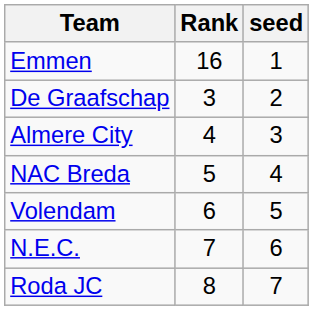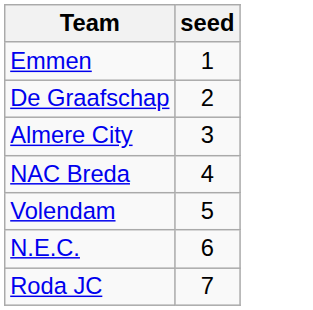- column: (209, 23)
